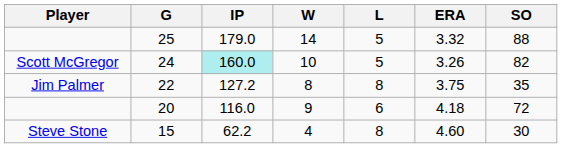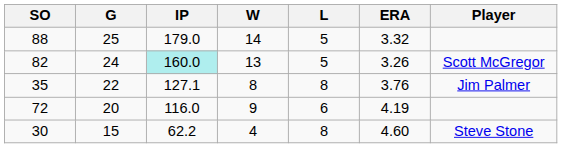columns swapped: (68, 16) <-> (521, 16)
(308, 62) 10 -> (253, 62) 13
(237, 85) 127.2 -> (182, 85) 127.1
(450, 85) 3.75 -> (395, 85) 3.76
(450, 108) 4.18 -> (395, 108) 4.19
